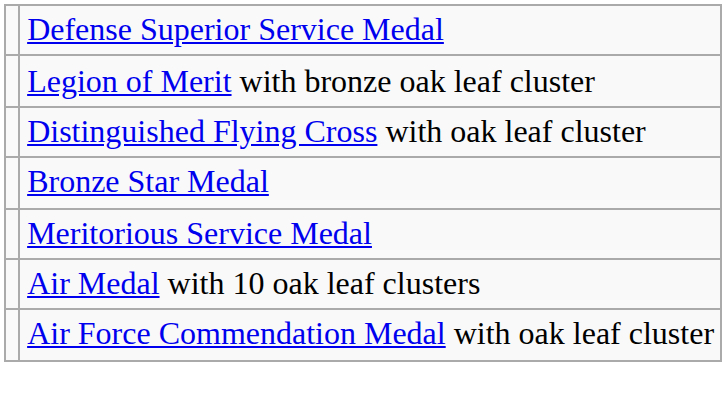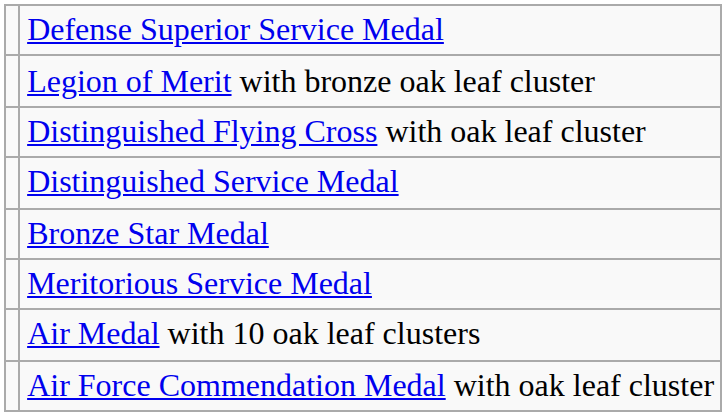+ row: (213, 182)
